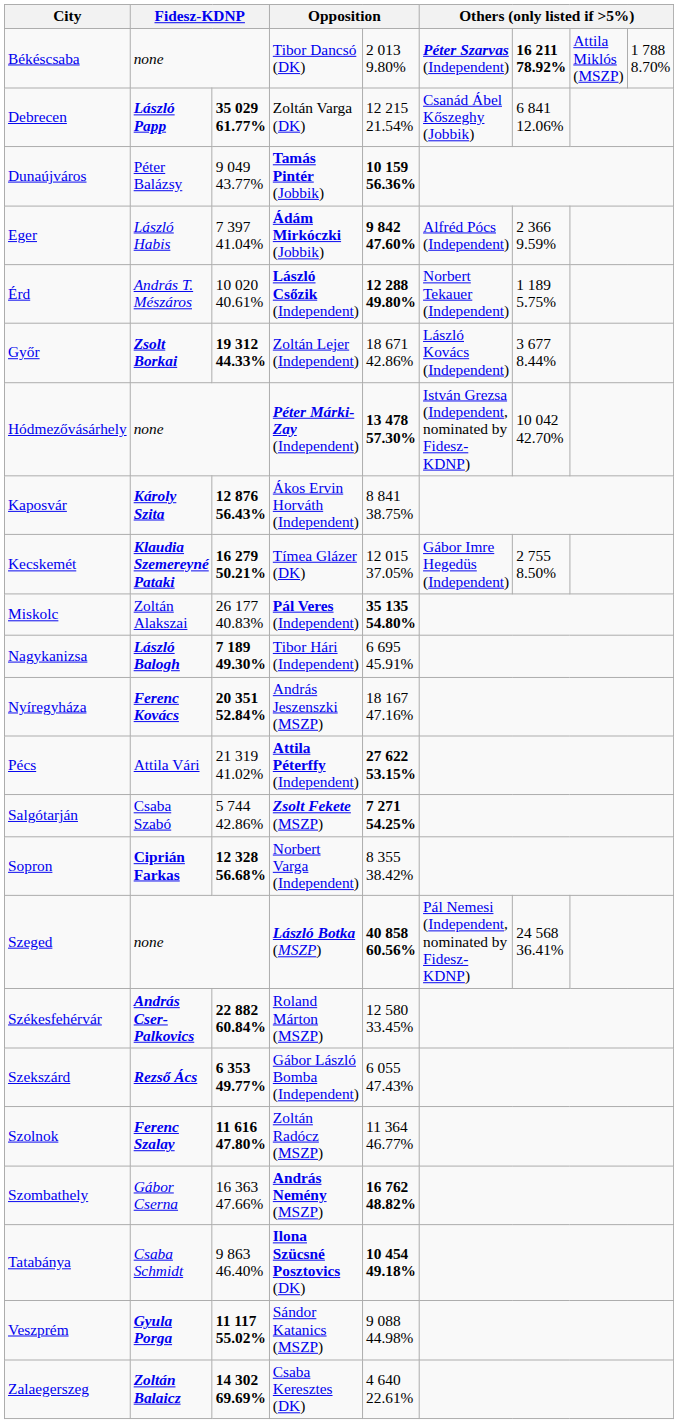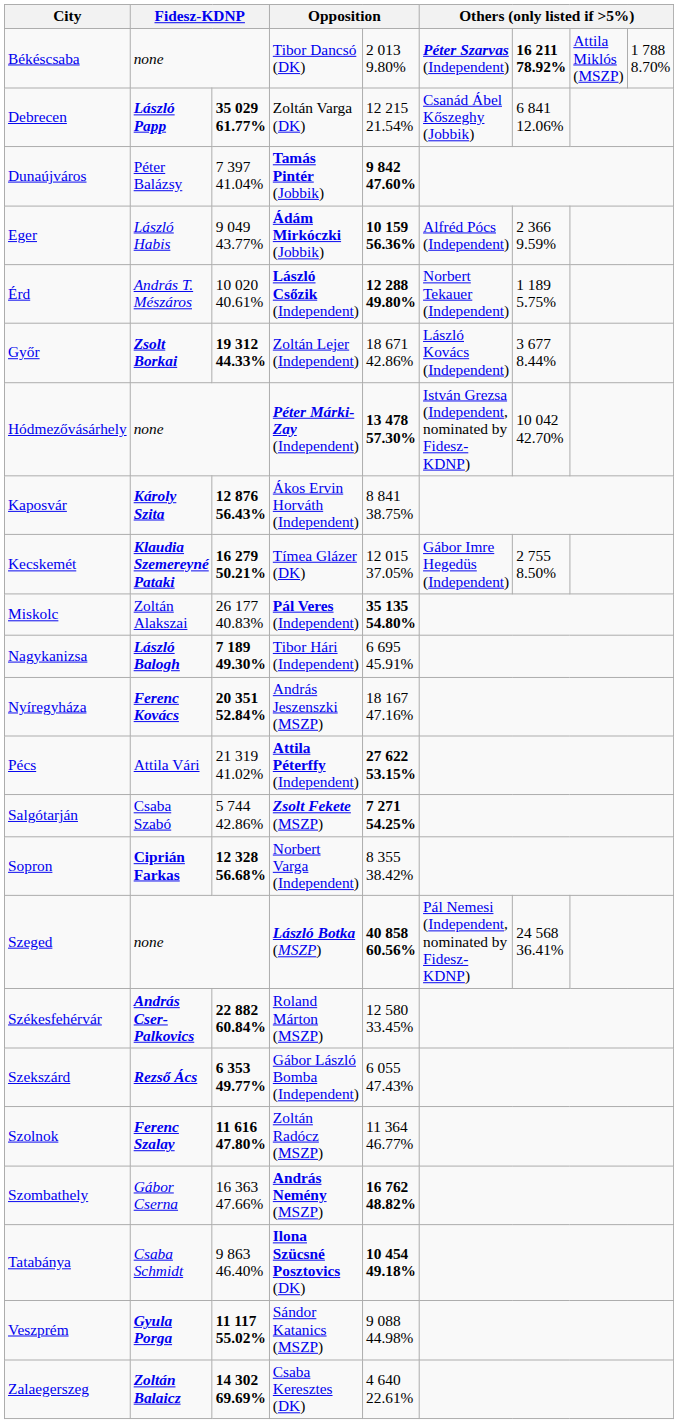(240, 176) 9 049 43.77% -> (240, 176) 7 397 41.04%
(391, 176) 10 159 56.36% -> (391, 176) 9 842 47.60%
(240, 235) 7 397 41.04% -> (240, 235) 9 049 43.77%
(391, 235) 9 842 47.60% -> (391, 235) 10 159 56.36%
